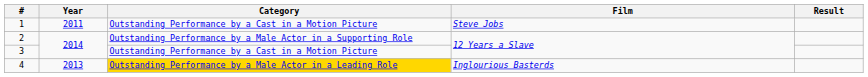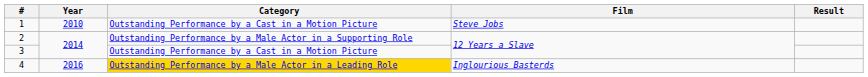(73, 25) 2011 -> (73, 25) 2010
(73, 66) 2013 -> (73, 66) 2016
